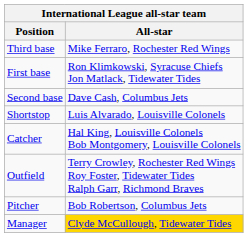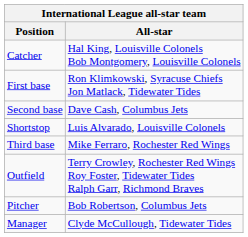rows swapped: (24, 138) <-> (31, 48)
(150, 223) gold background -> (150, 223) no background
